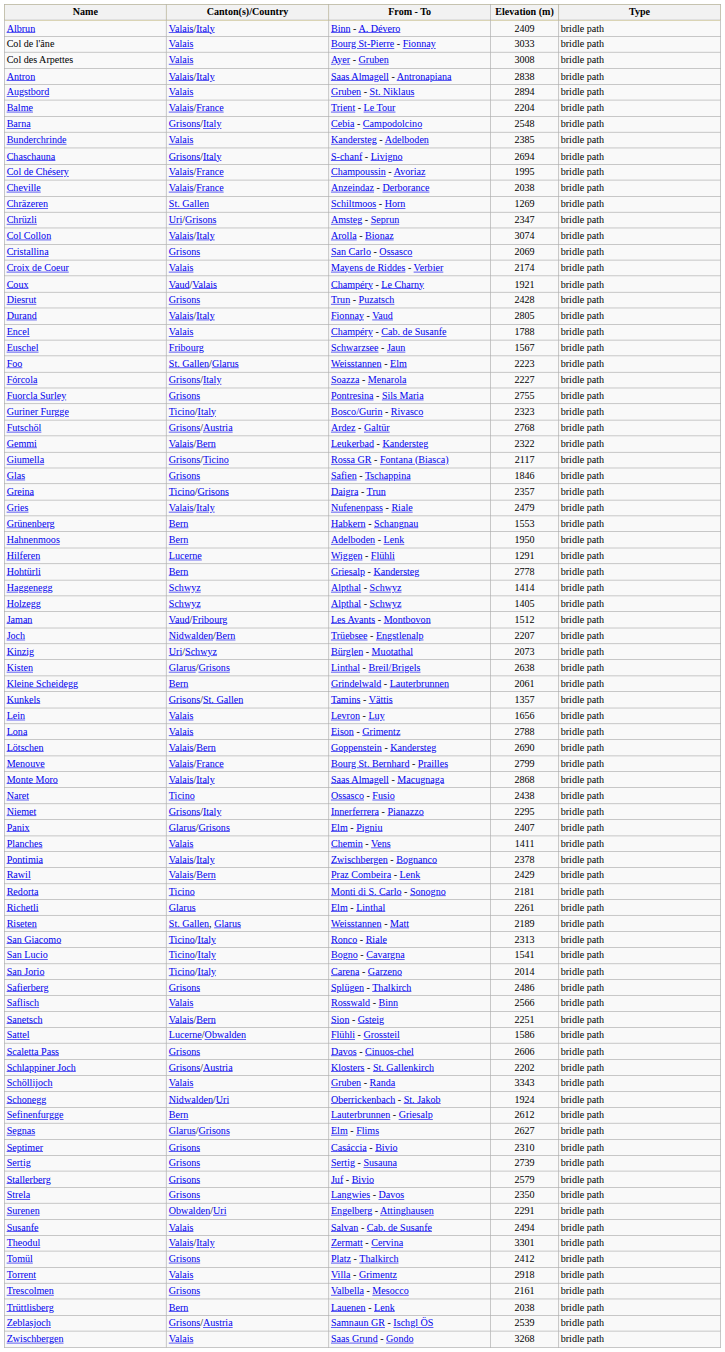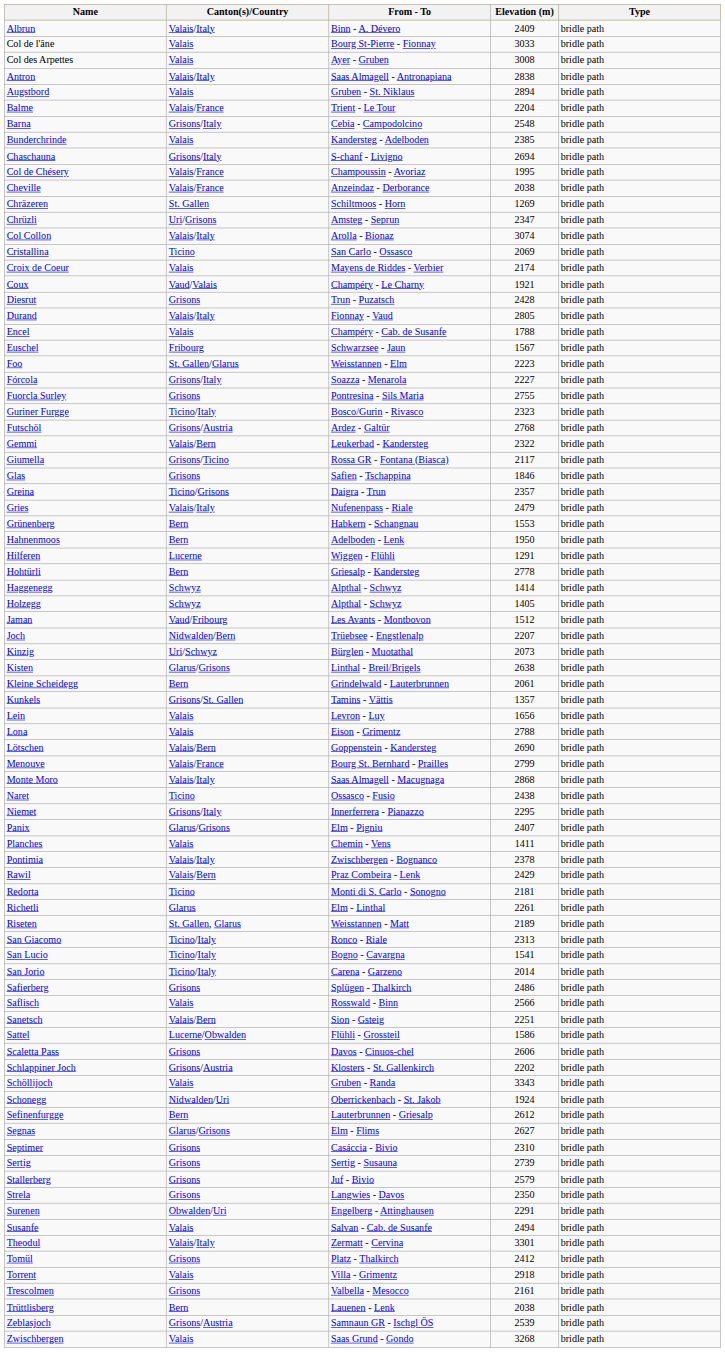(184, 252) Grisons -> (182, 252) Ticino
